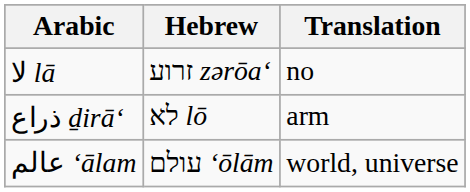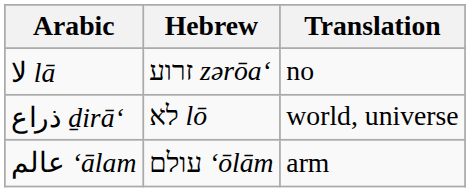(308, 116) arm -> (372, 116) world, universe
(372, 162) world, universe -> (308, 162) arm
